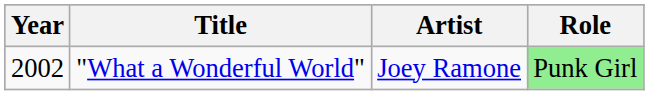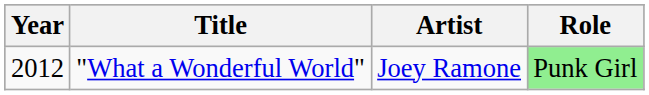(38, 67) 2002 -> (38, 67) 2012
